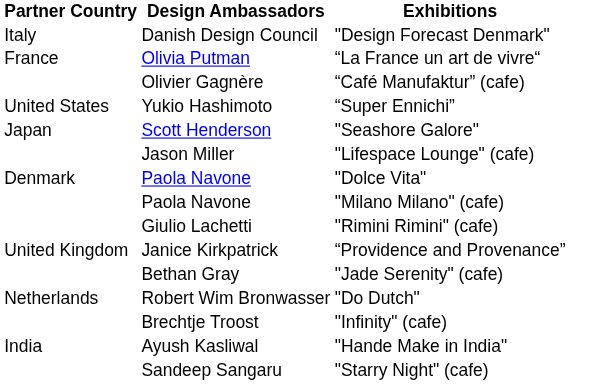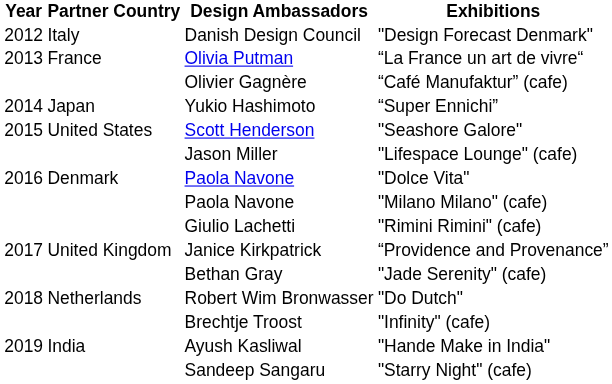+ column: (24, 11)
(57, 106) United States -> (71, 106) Japan
(28, 130) Japan -> (100, 130) United States
